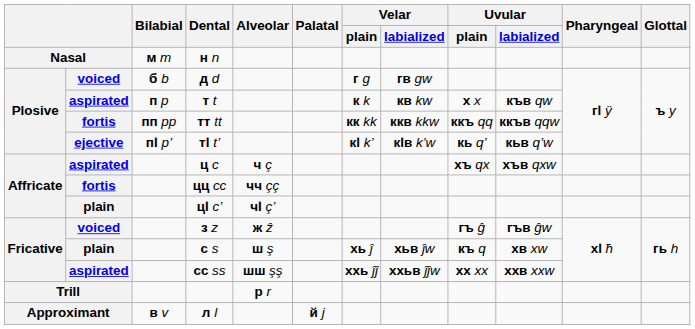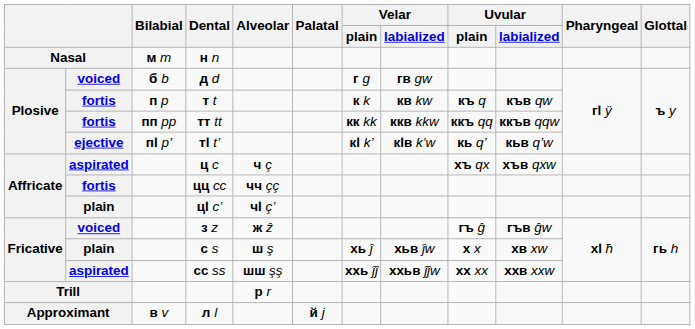(99, 100) aspirated -> (99, 100) fortis
(472, 100) х x -> (472, 100) къ q
(472, 249) къ q -> (472, 249) х x
